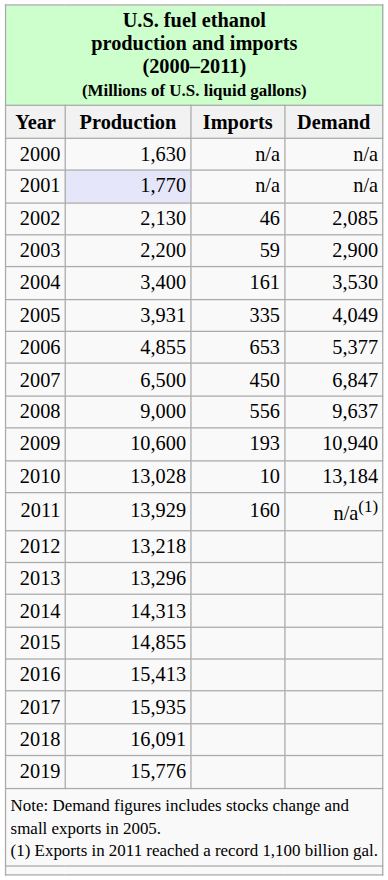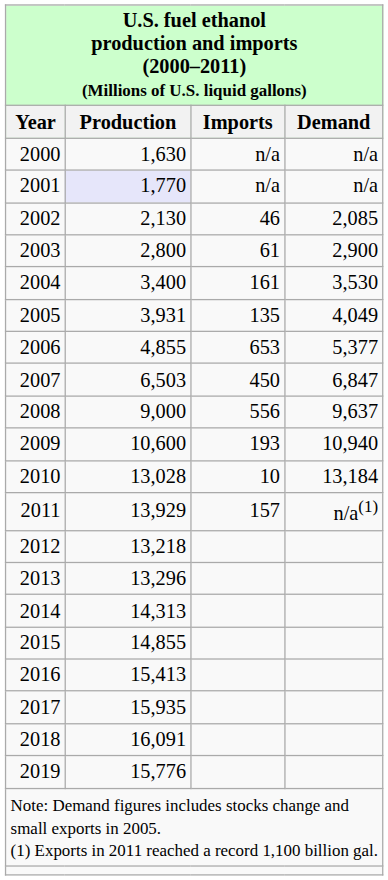(163, 250) 2,200 -> (163, 250) 2,800
(270, 250) 59 -> (270, 250) 61
(265, 315) 335 -> (265, 315) 135
(163, 379) 6,500 -> (163, 379) 6,503
(265, 511) 160 -> (265, 511) 157
